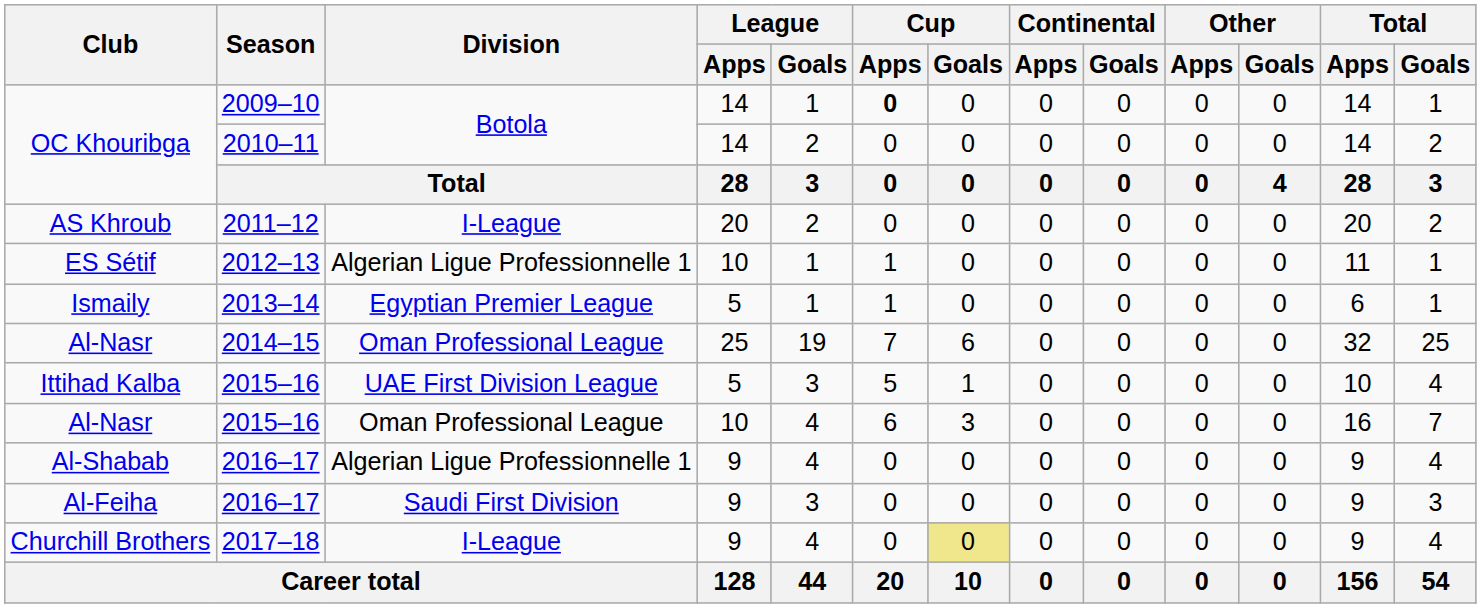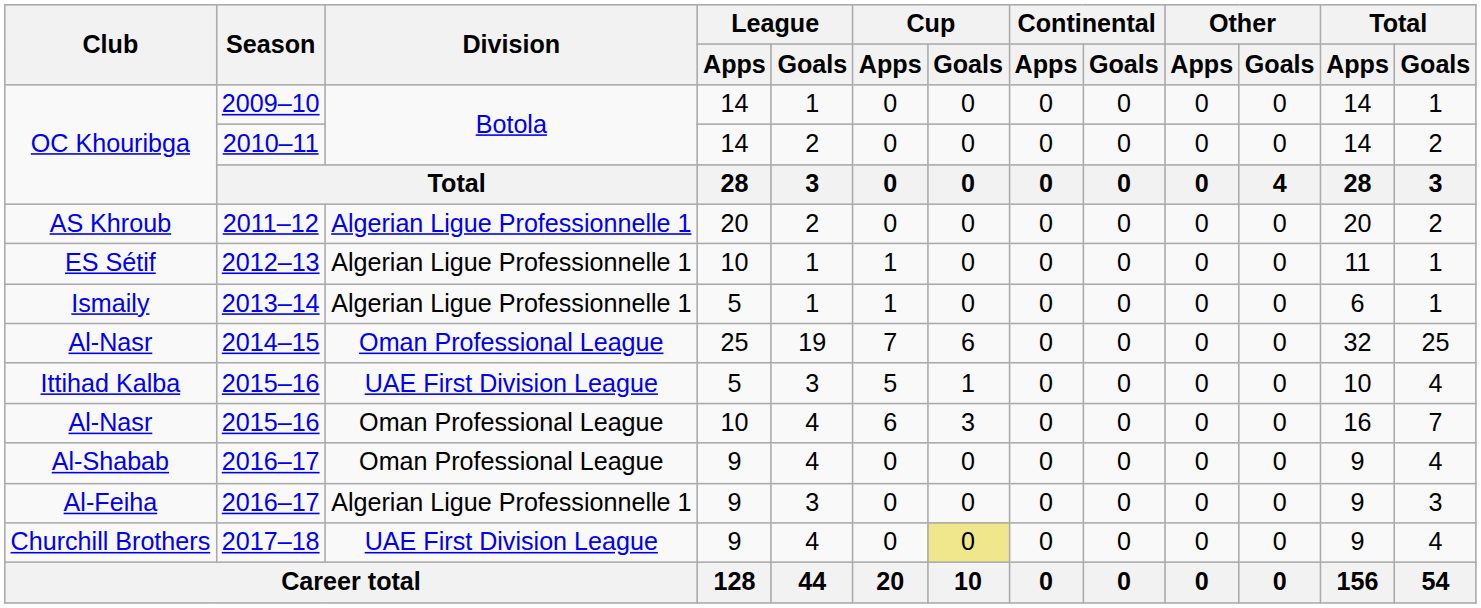(890, 104) bold -> (890, 104) normal
(511, 223) I-League -> (511, 223) Algerian Ligue Professionnelle 1
(511, 303) Egyptian Premier League -> (511, 303) Algerian Ligue Professionnelle 1
(511, 462) Algerian Ligue Professionnelle 1 -> (511, 462) Oman Professional League
(511, 502) Saudi First Division -> (511, 502) Algerian Ligue Professionnelle 1
(511, 542) I-League -> (511, 542) UAE First Division League
